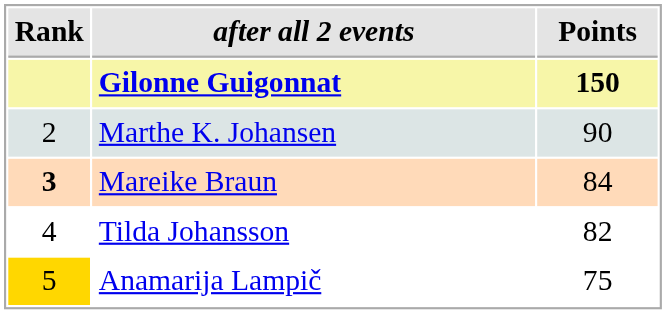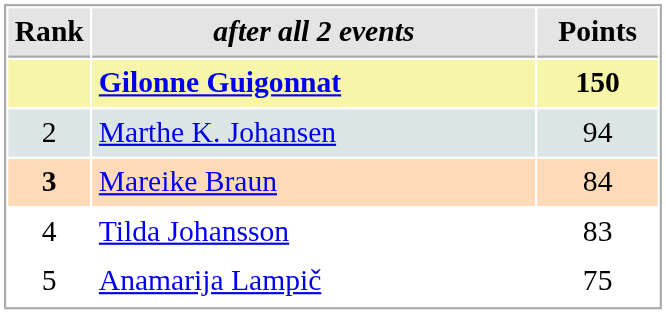(598, 132) 90 -> (598, 132) 94
(598, 231) 82 -> (598, 231) 83
(49, 280) gold background -> (49, 280) no background
